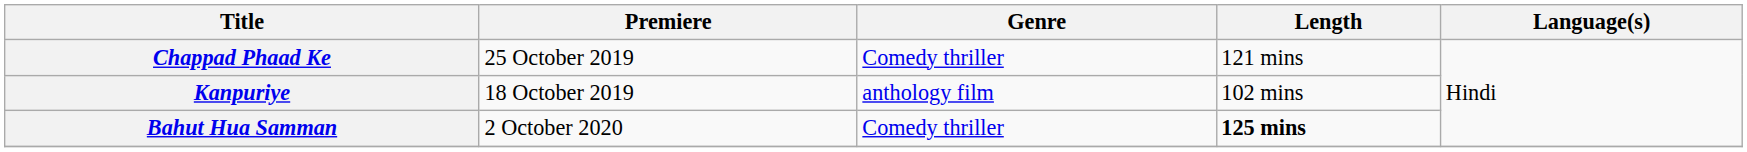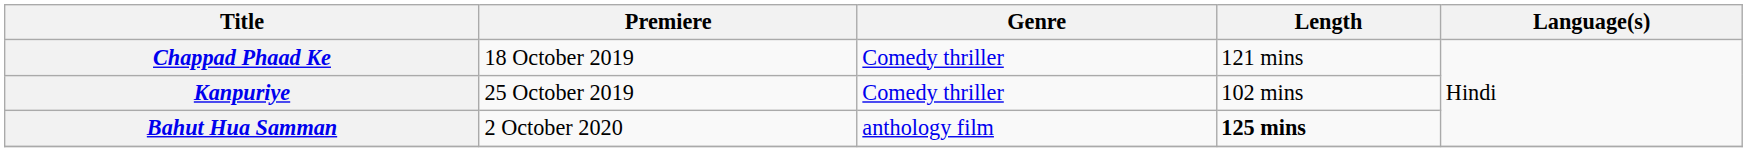(559, 57) 25 October 2019 -> (559, 57) 18 October 2019
(559, 92) 18 October 2019 -> (559, 92) 25 October 2019
(928, 92) anthology film -> (933, 92) Comedy thriller
(933, 127) Comedy thriller -> (928, 127) anthology film
